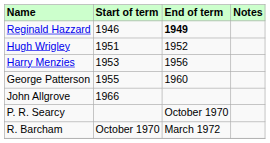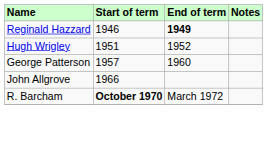- row: (41, 63)
(107, 79) 1955 -> (107, 63) 1957
- row: (36, 113)
(128, 130) normal -> (129, 96) bold
